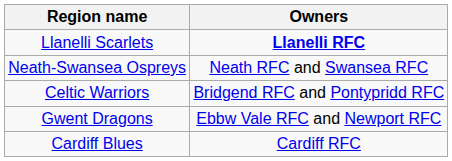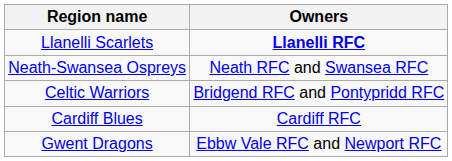rows swapped: (97, 144) <-> (97, 118)
